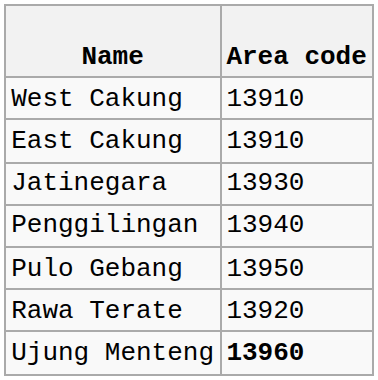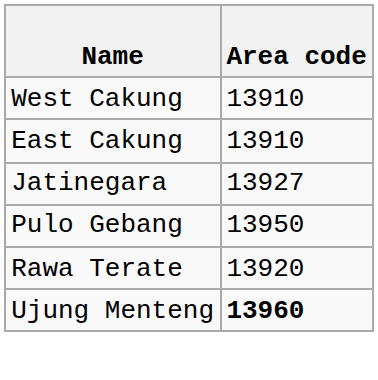(265, 183) 13930 -> (265, 183) 13927
- row: (105, 226)
